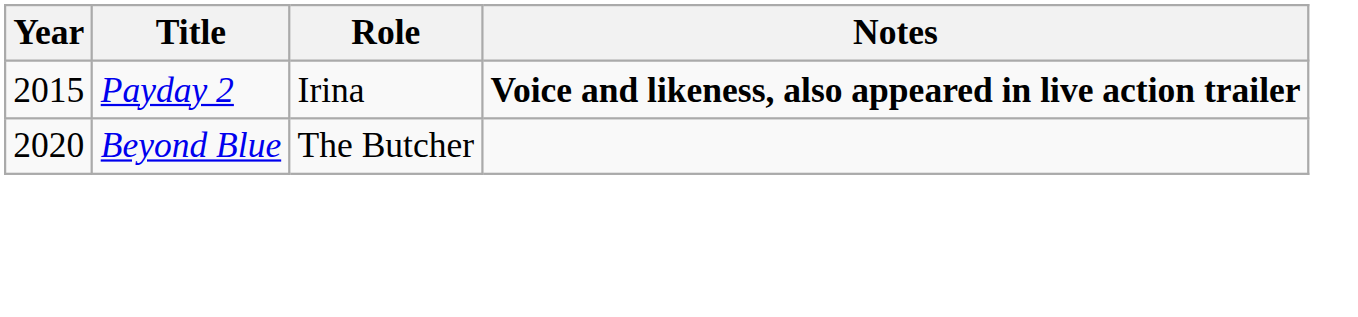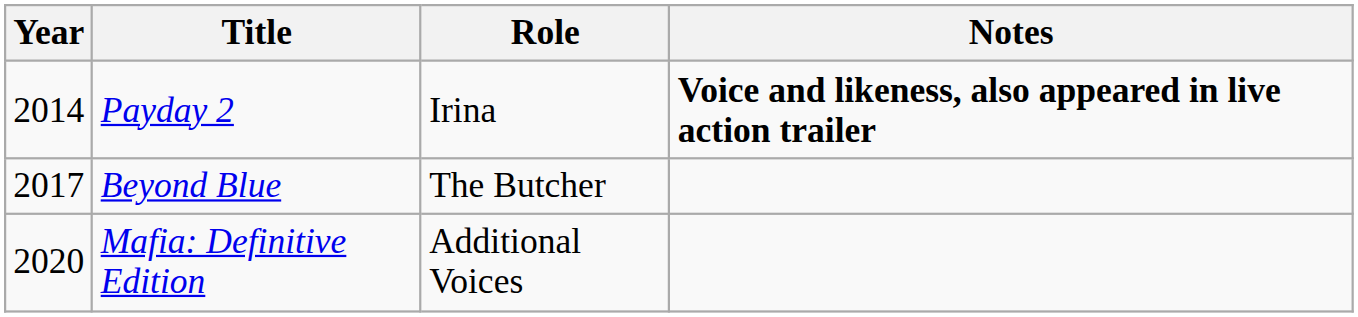(49, 88) 2015 -> (49, 108) 2014
(49, 145) 2020 -> (49, 185) 2017
+ row: (224, 261)
